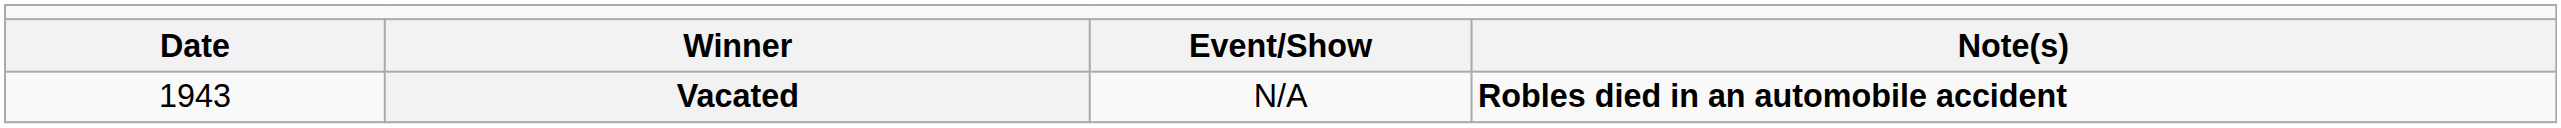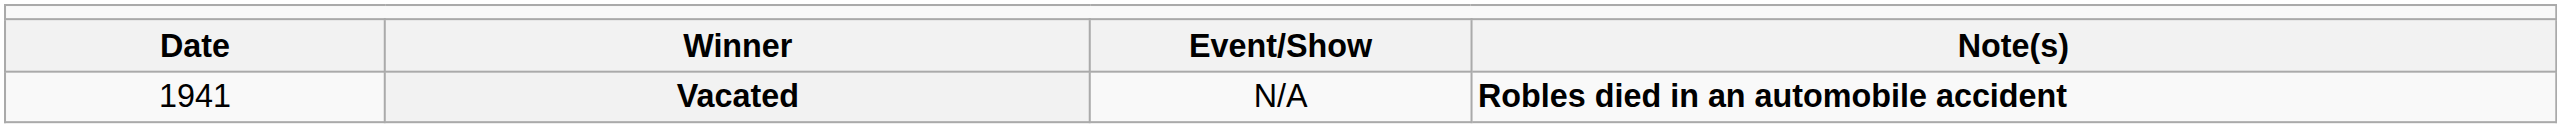(195, 96) 1943 -> (195, 96) 1941
